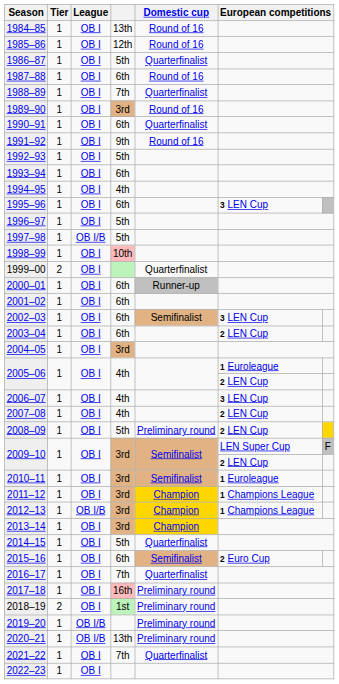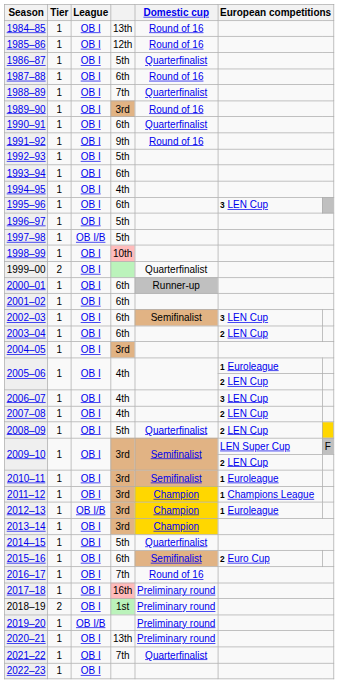(176, 430) Preliminary round -> (176, 430) Quarterfinalist
(267, 510) 1 Champions League -> (249, 510) 1 Euroleague
(176, 575) Quarterfinalist -> (176, 575) Round of 16
(91, 639) OB I/B -> (91, 639) OB I
